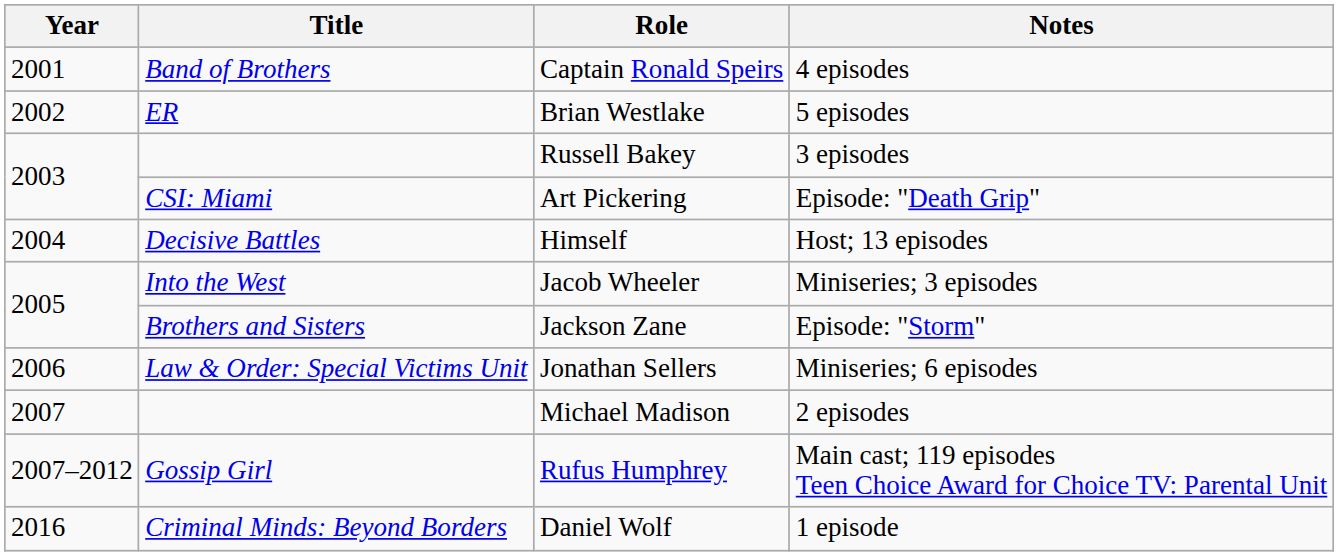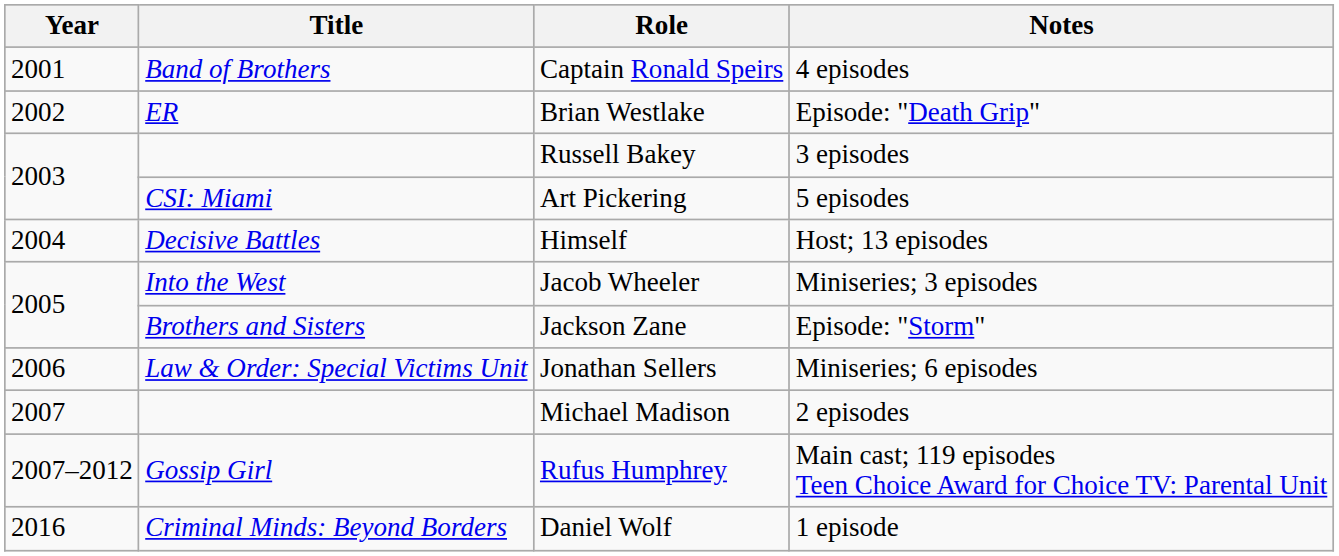(852, 111) 5 episodes -> (918, 111) Episode: "Death Grip"
(918, 197) Episode: "Death Grip" -> (852, 197) 5 episodes
